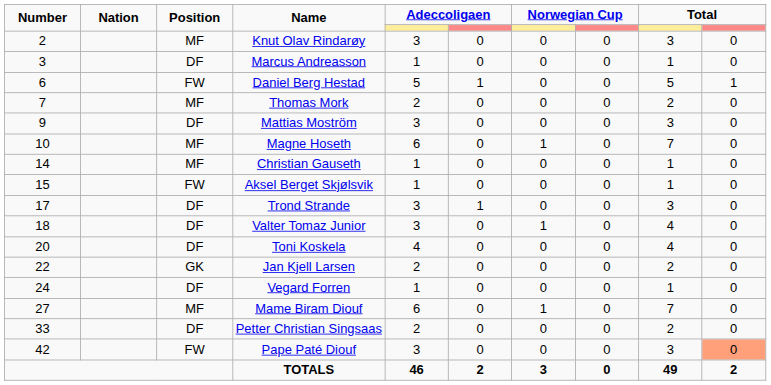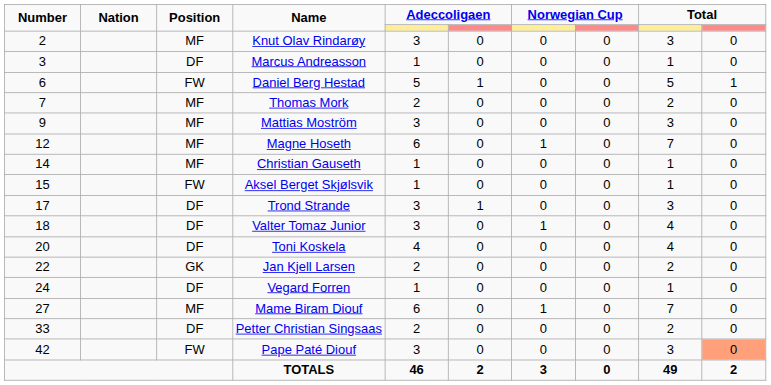(195, 123) DF -> (195, 123) MF
(42, 144) 10 -> (42, 144) 12
